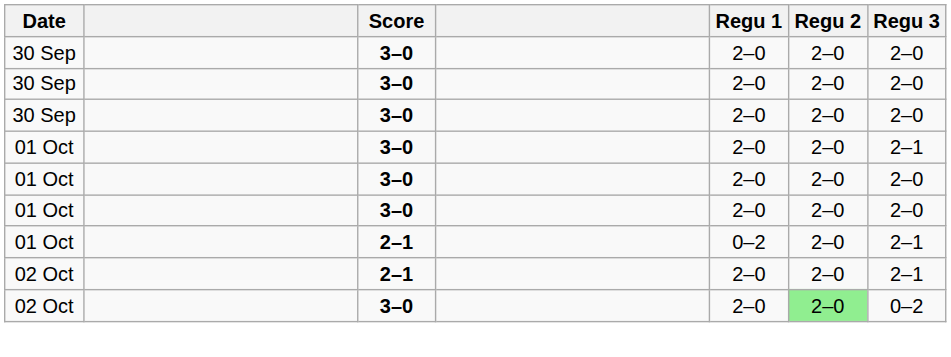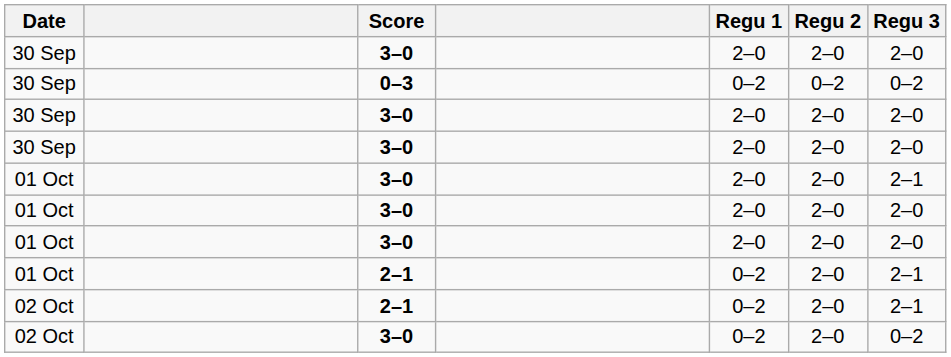+ row: (44, 84)
(749, 274) 2–0 -> (749, 305) 0–2
(749, 305) 2–0 -> (749, 337) 0–2
(828, 305) lightgreen background -> (828, 337) no background
